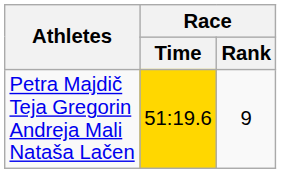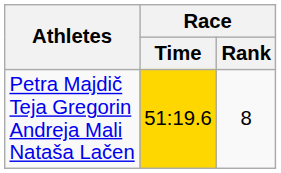(246, 119) 9 -> (246, 119) 8
